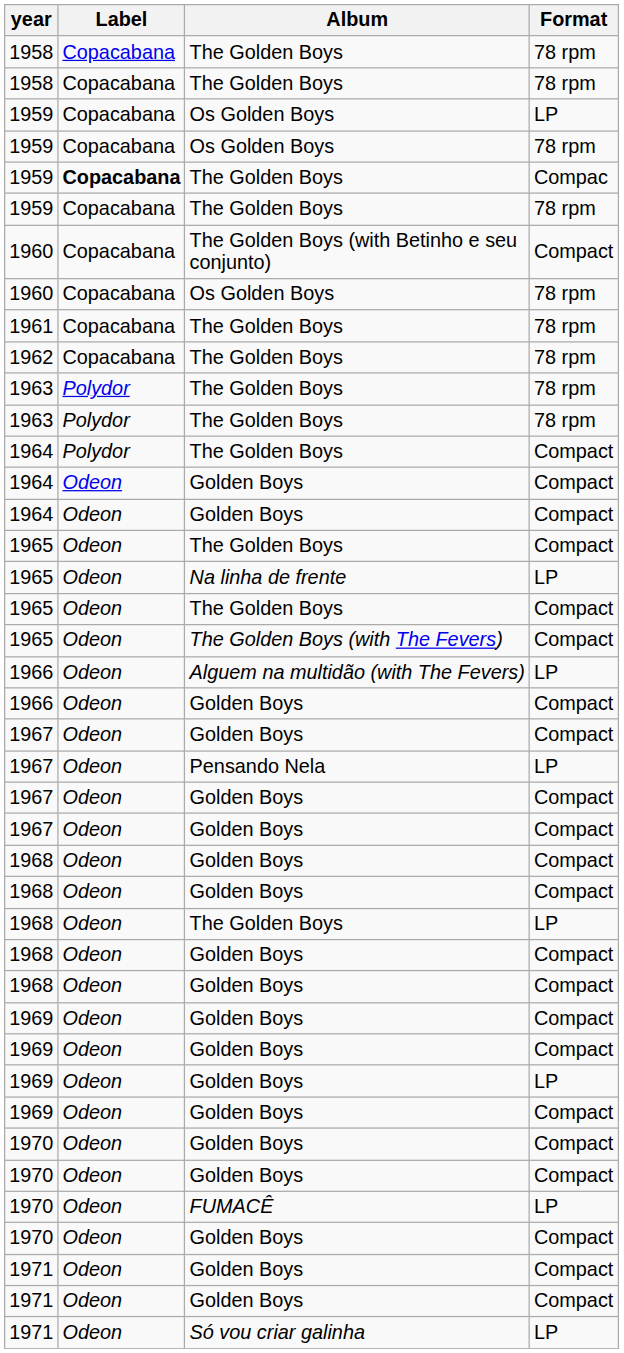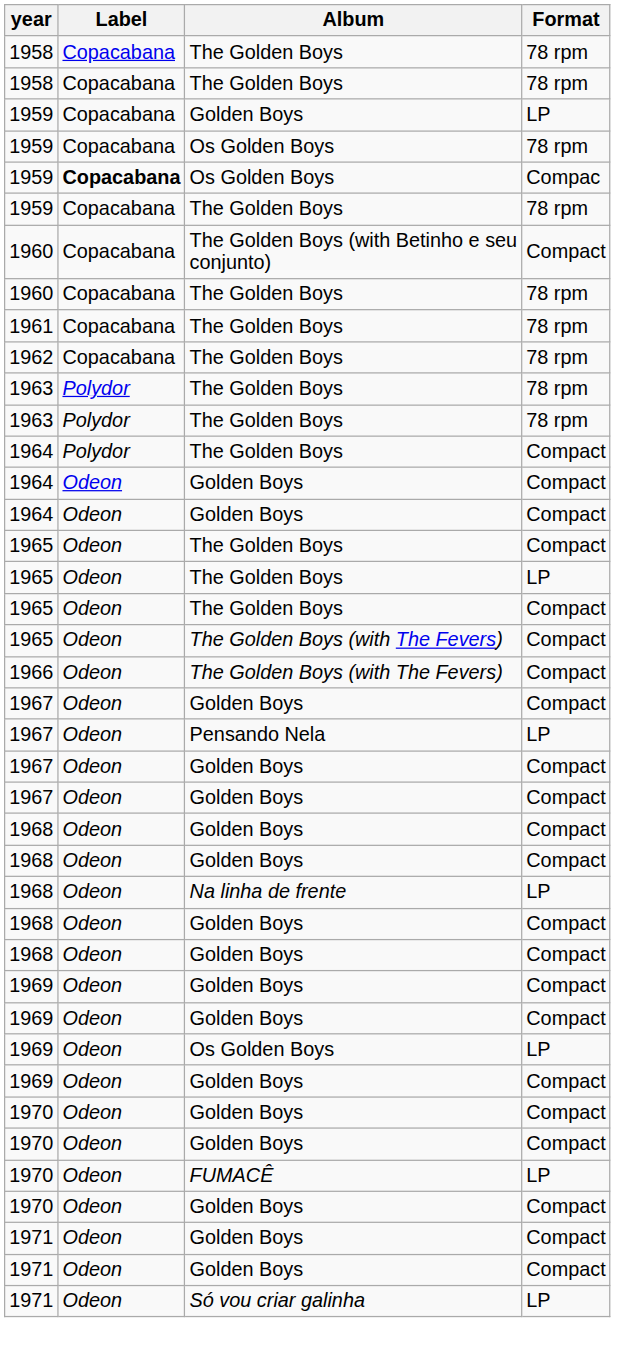(262, 114) Os Golden Boys -> (246, 114) Golden Boys
(266, 177) The Golden Boys -> (262, 177) Os Golden Boys
(262, 294) Os Golden Boys -> (266, 294) The Golden Boys
(268, 577) Na linha de frente -> (266, 577) The Golden Boys
- row: (31, 671)
(246, 703) Golden Boys -> (346, 671) The Golden Boys (with The Fevers)
(266, 923) The Golden Boys -> (268, 892) Na linha de frente
(246, 1080) Golden Boys -> (262, 1049) Os Golden Boys
